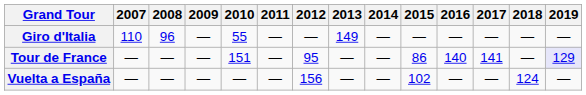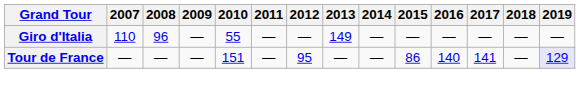- row: (59, 79)
